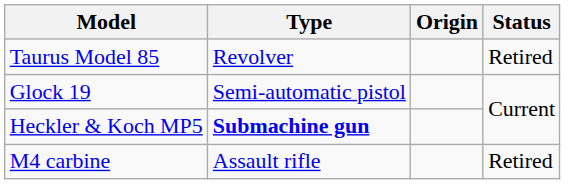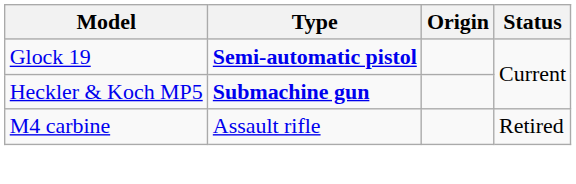- row: (84, 56)
(309, 91) normal -> (315, 56) bold
